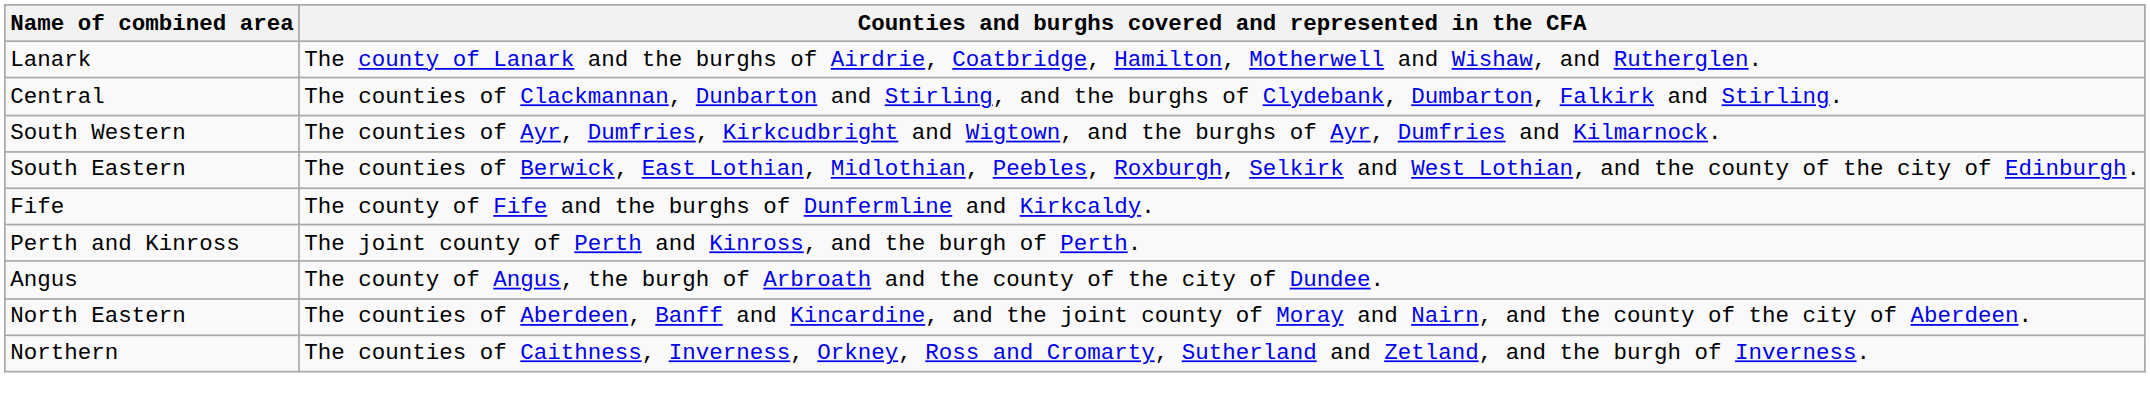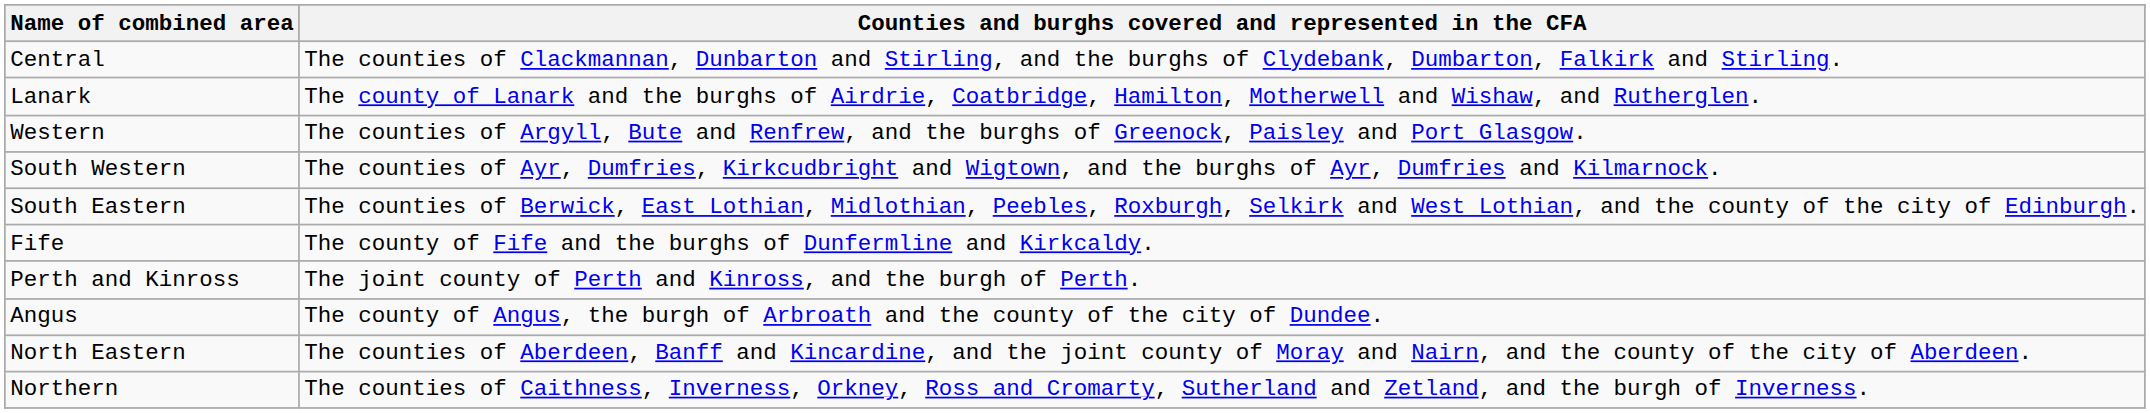rows swapped: (51, 60) <-> (57, 97)
+ row: (57, 133)
